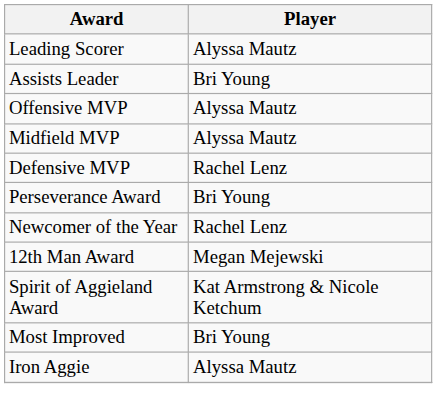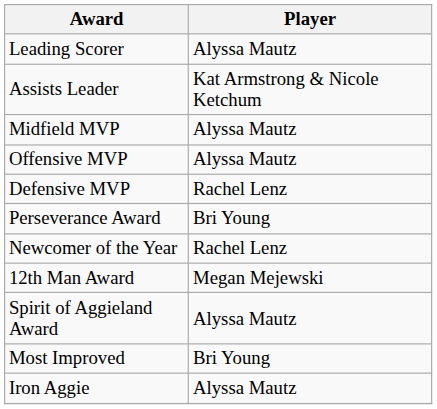(232, 78) Bri Young -> (286, 89) Kat Armstrong & Nicole Ketchum
rows swapped: (68, 108) <-> (64, 138)
(286, 297) Kat Armstrong & Nicole Ketchum -> (245, 318) Alyssa Mautz
